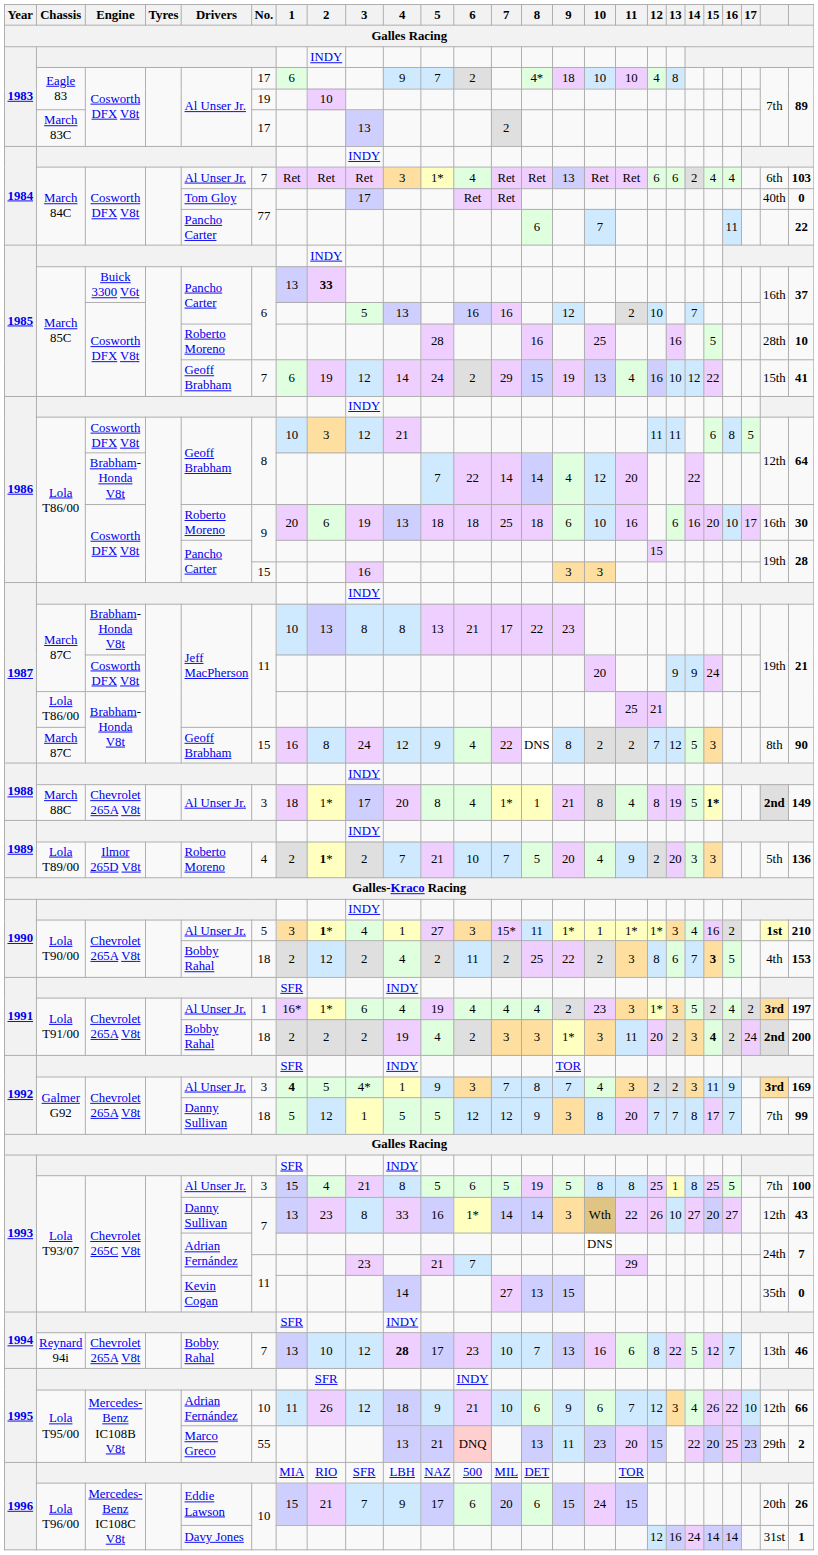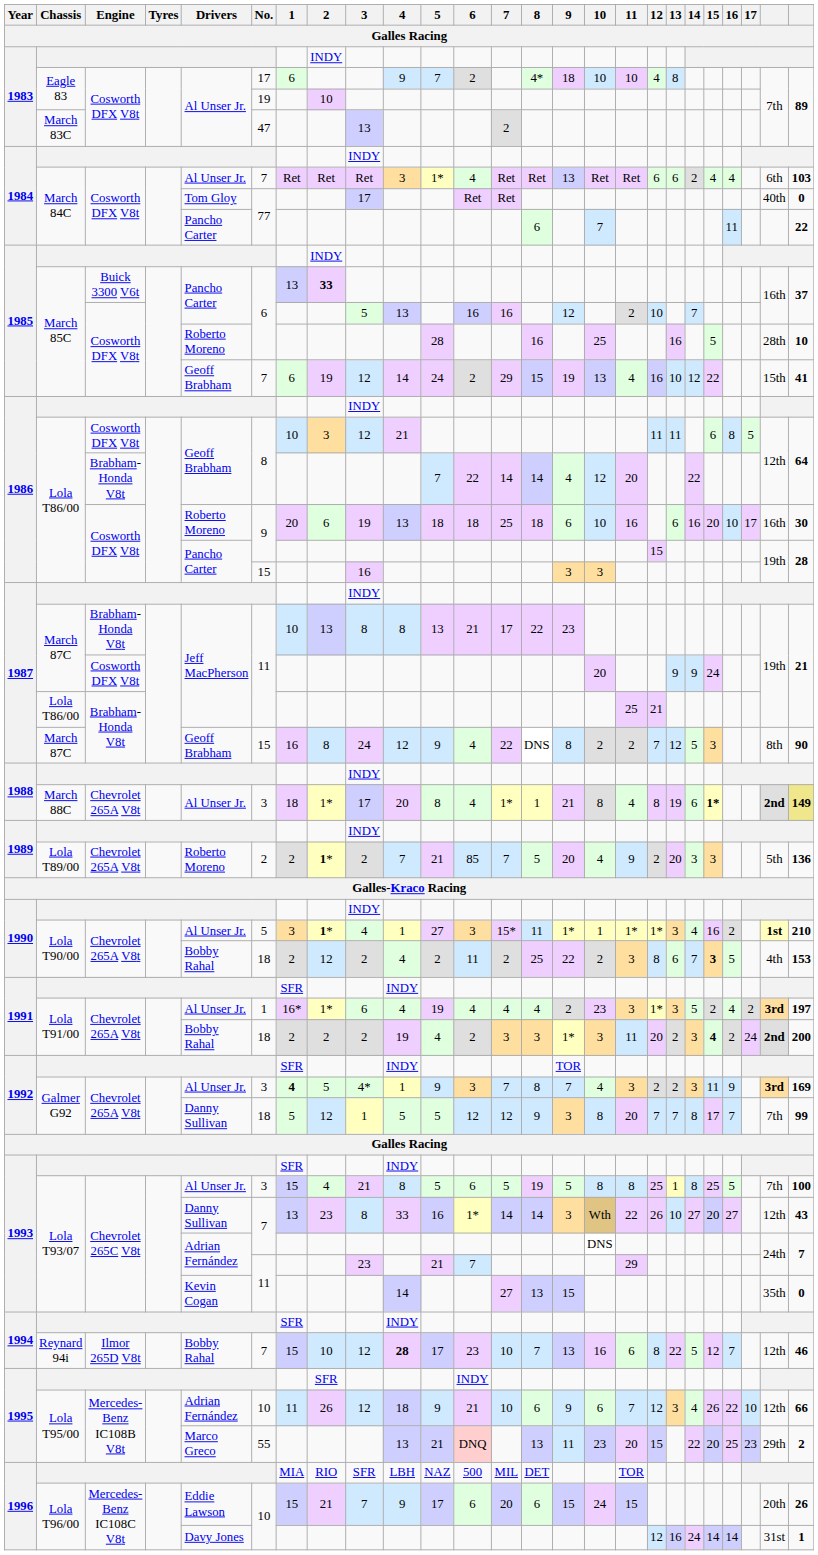(264, 127) 17 -> (264, 127) 47
(694, 802) 5 -> (694, 802) 6
(801, 802) no background -> (801, 802) khaki background
(115, 859) Ilmor 265D V8t -> (115, 859) Chevrolet 265A V8t
(264, 859) 4 -> (264, 859) 2
(473, 859) 10 -> (473, 859) 85
(115, 1350) Chevrolet 265A V8t -> (115, 1350) Ilmor 265D V8t
(292, 1350) 13 -> (292, 1350) 15
(774, 1350) 13th -> (774, 1350) 12th
